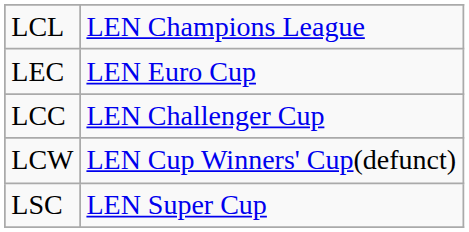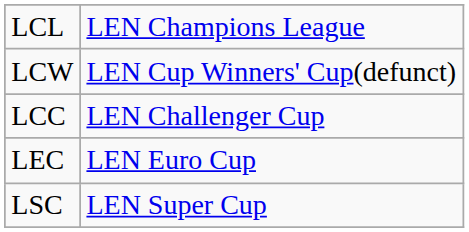rows swapped: (38, 71) <-> (42, 159)
